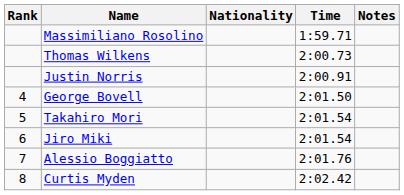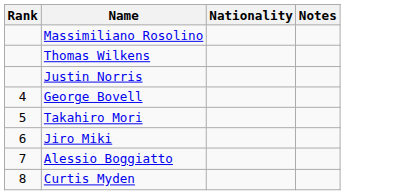- column: (325, 15)
